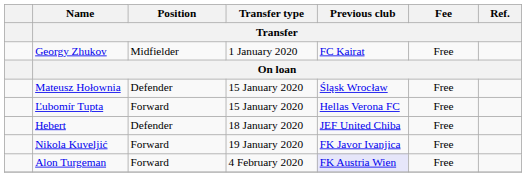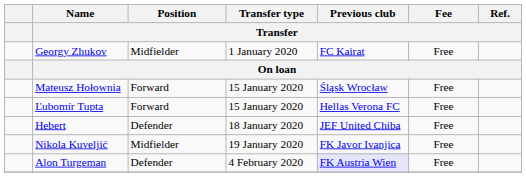(152, 87) Defender -> (150, 87) Forward
(150, 143) Forward -> (155, 143) Midfielder
(150, 162) Forward -> (152, 162) Defender
